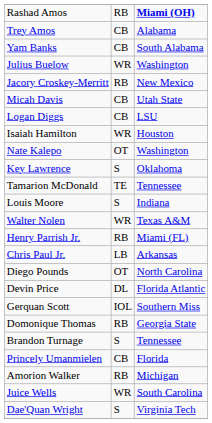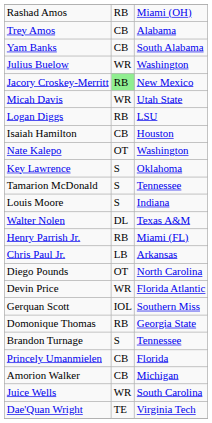(166, 13) bold -> (164, 13) normal
(121, 82) no background -> (121, 82) lightgreen background
(121, 99) CB -> (122, 99) WR
(121, 116) CB -> (121, 116) RB
(122, 133) WR -> (121, 133) CB
(120, 185) TE -> (117, 185) S
(122, 220) WR -> (121, 220) DL
(121, 289) DL -> (122, 289) WR
(121, 375) RB -> (121, 375) CB
(117, 409) S -> (120, 409) TE
